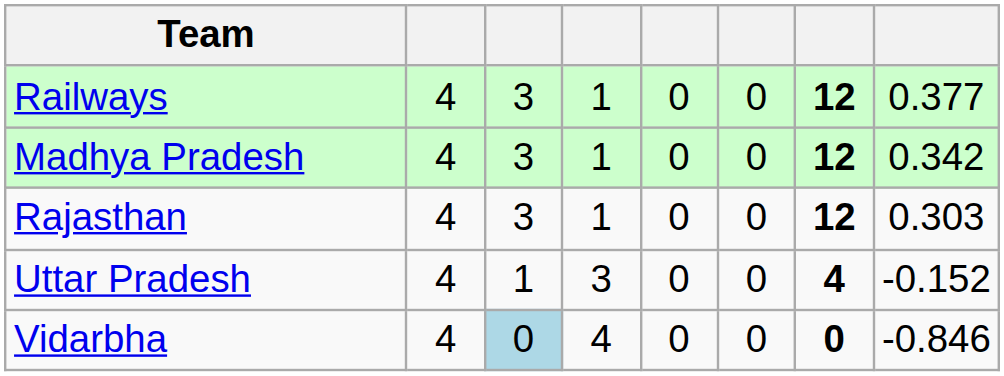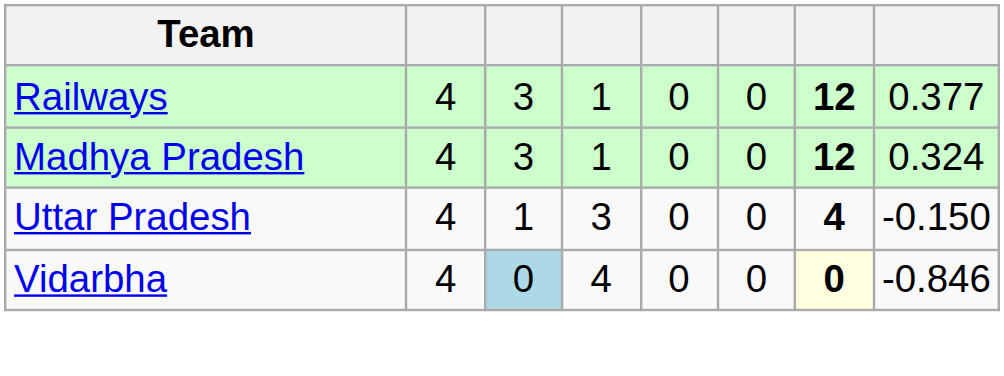(936, 156) 0.342 -> (936, 156) 0.324
- row: (101, 217)
(936, 278) -0.152 -> (936, 217) -0.150
(834, 339) no background -> (834, 278) lightyellow background
